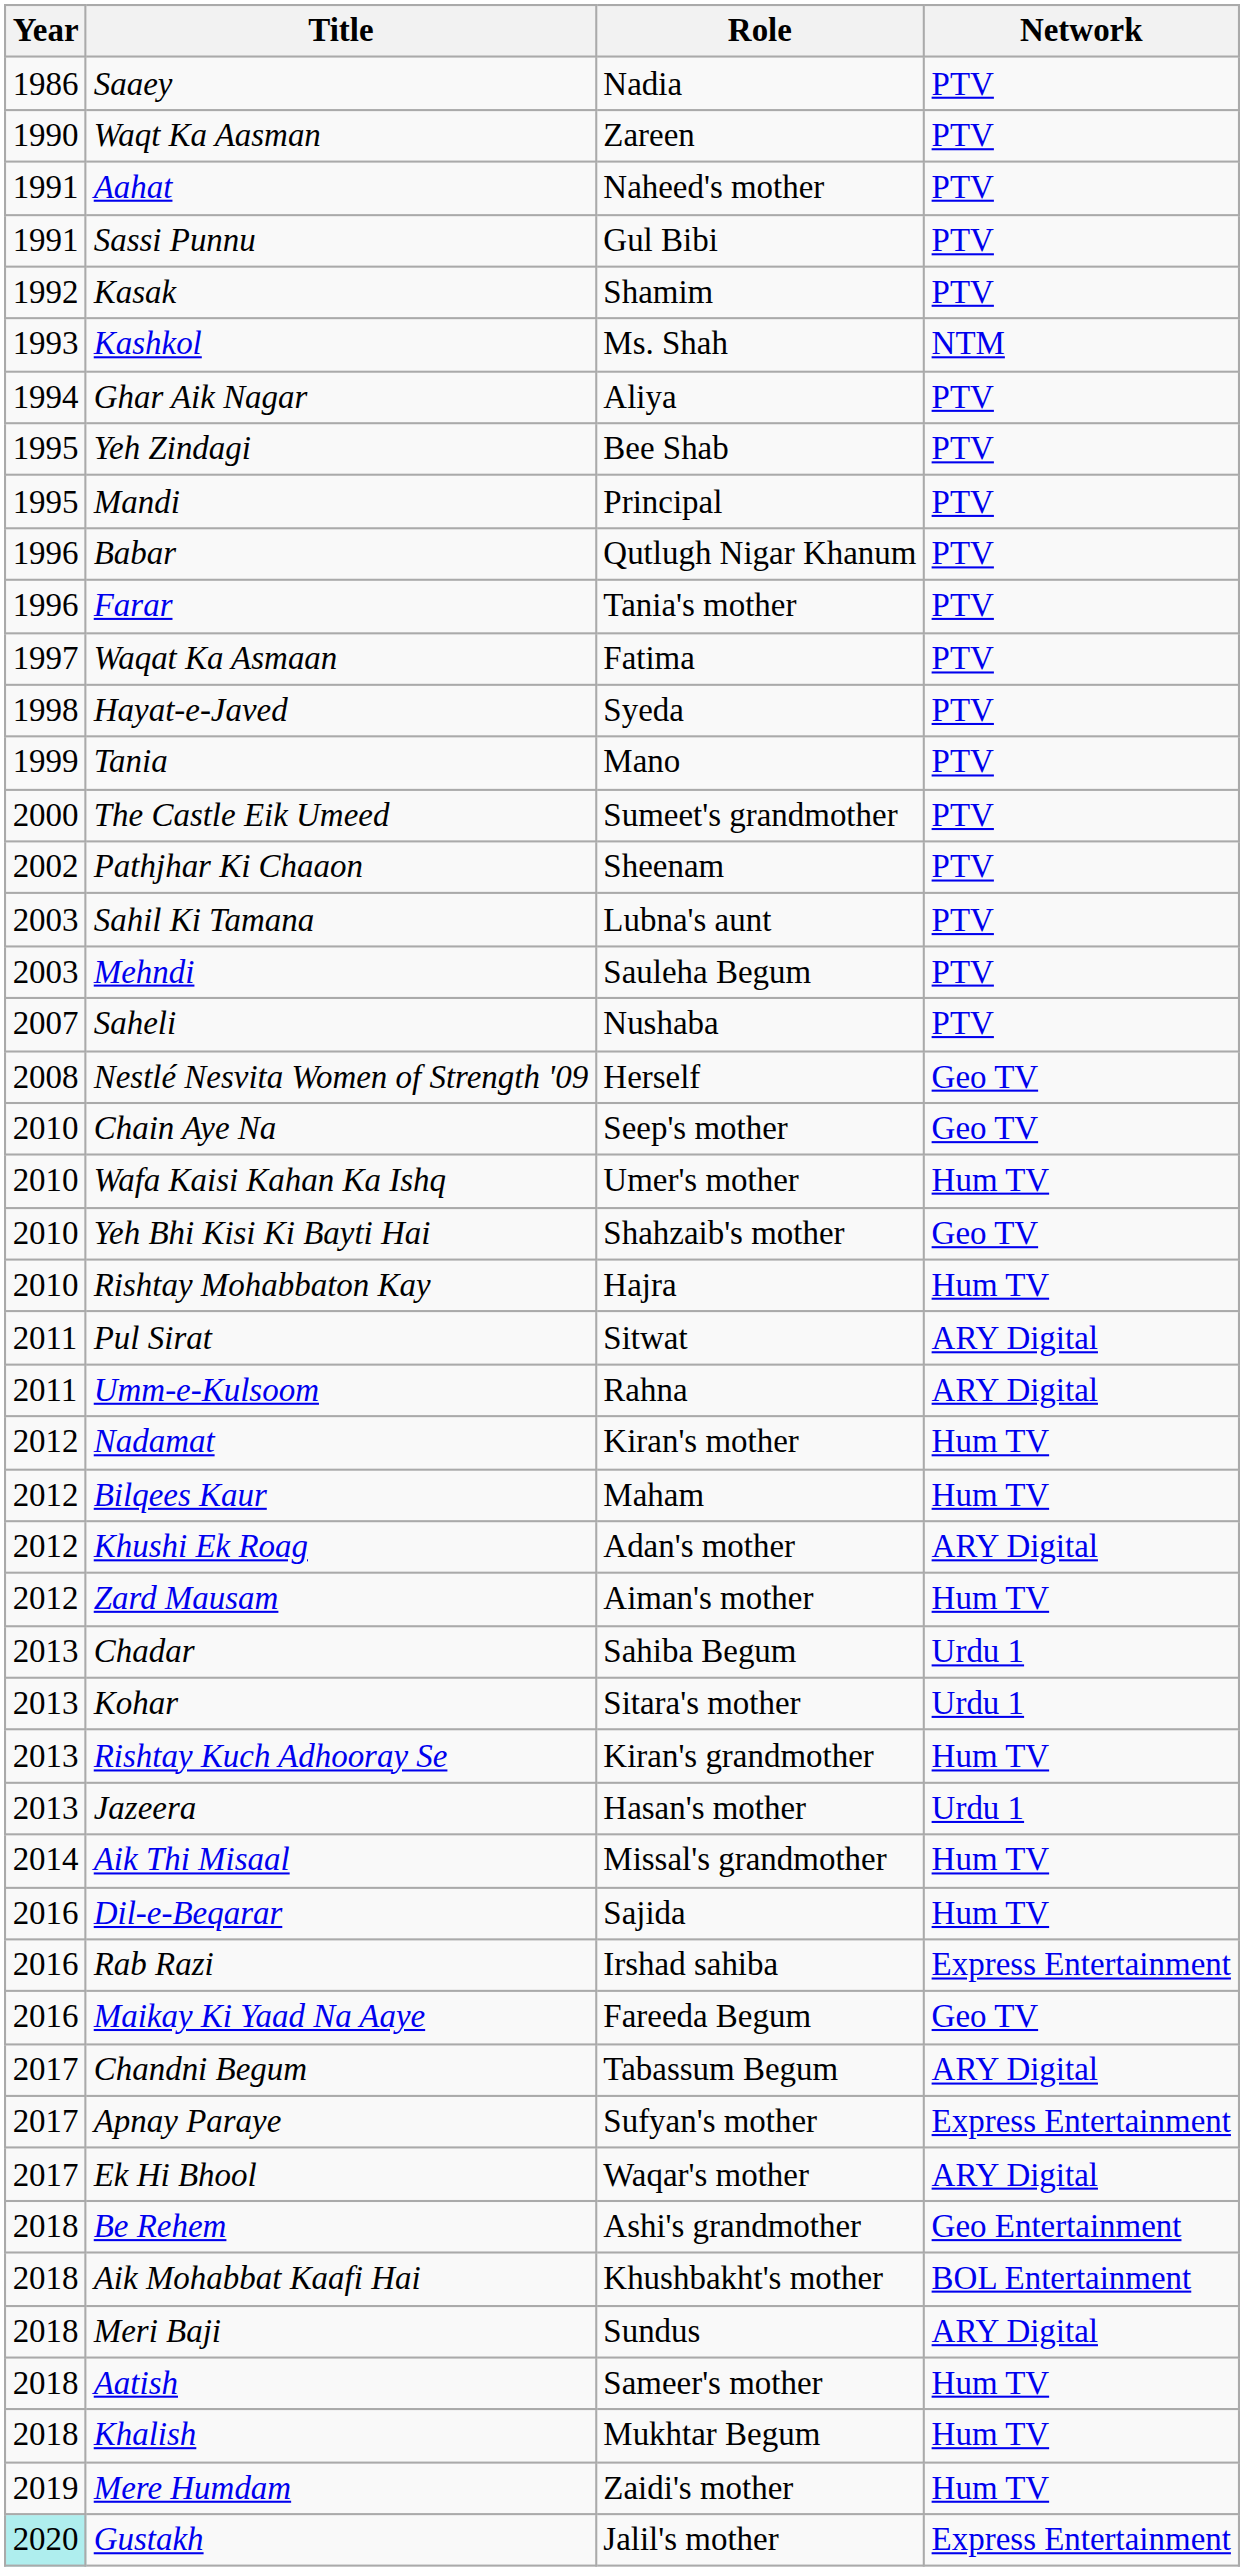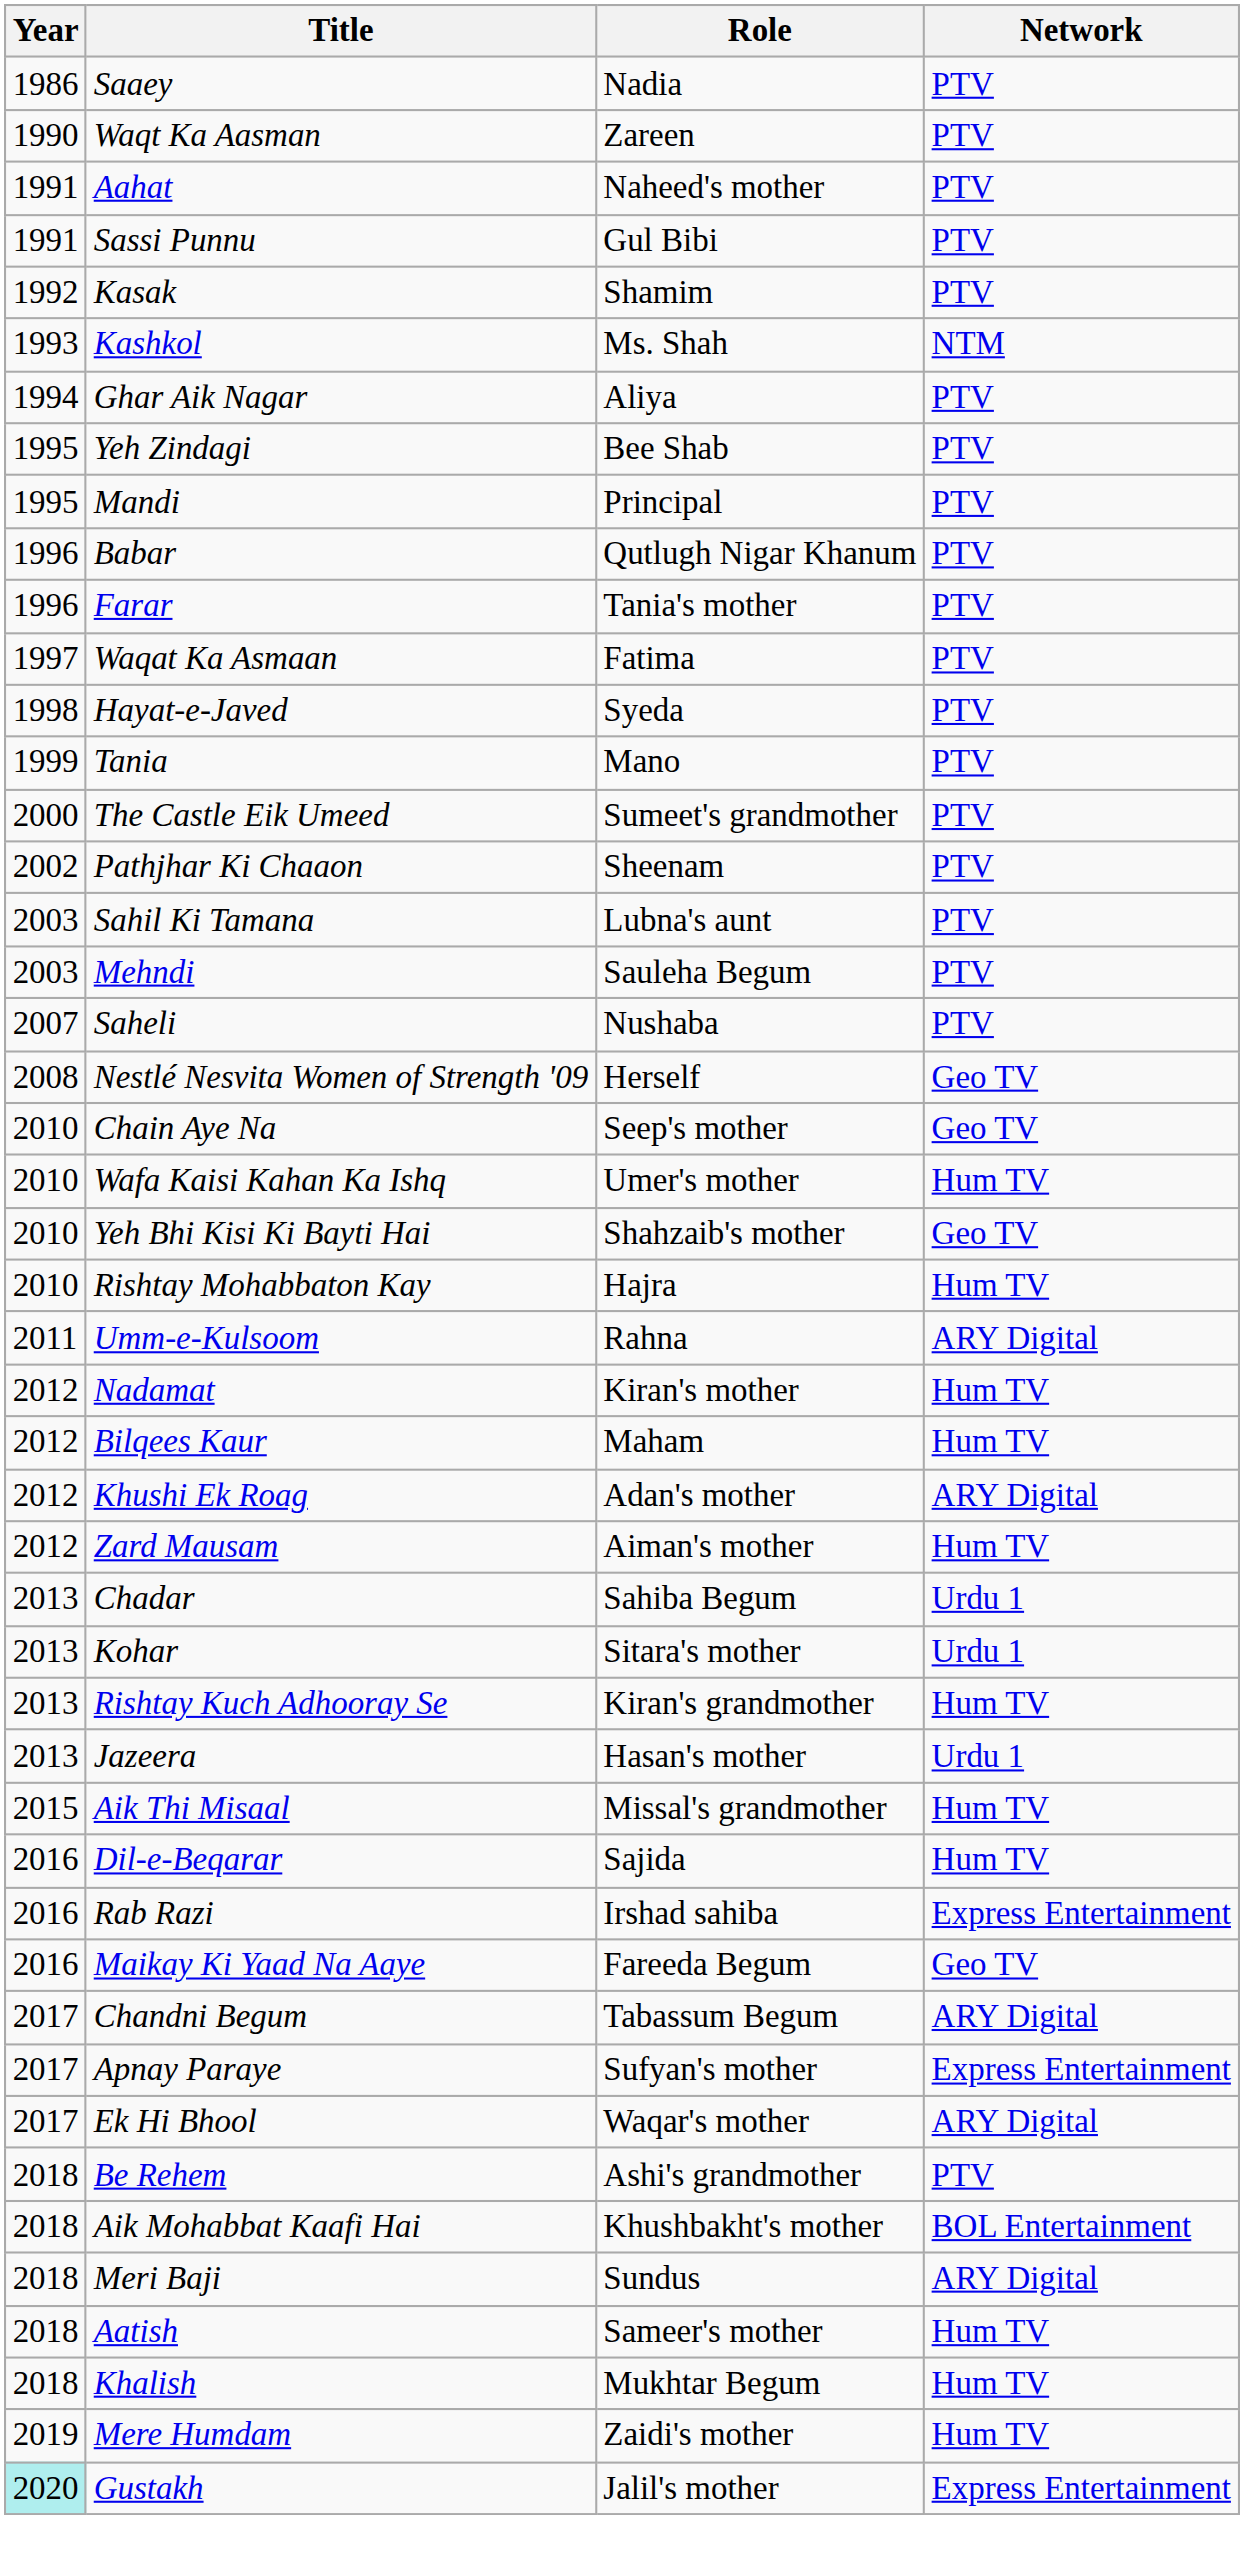- row: (153, 1337)
(46, 1860) 2014 -> (46, 1807) 2015
(1057, 2226) Geo Entertainment -> (963, 2173) PTV
